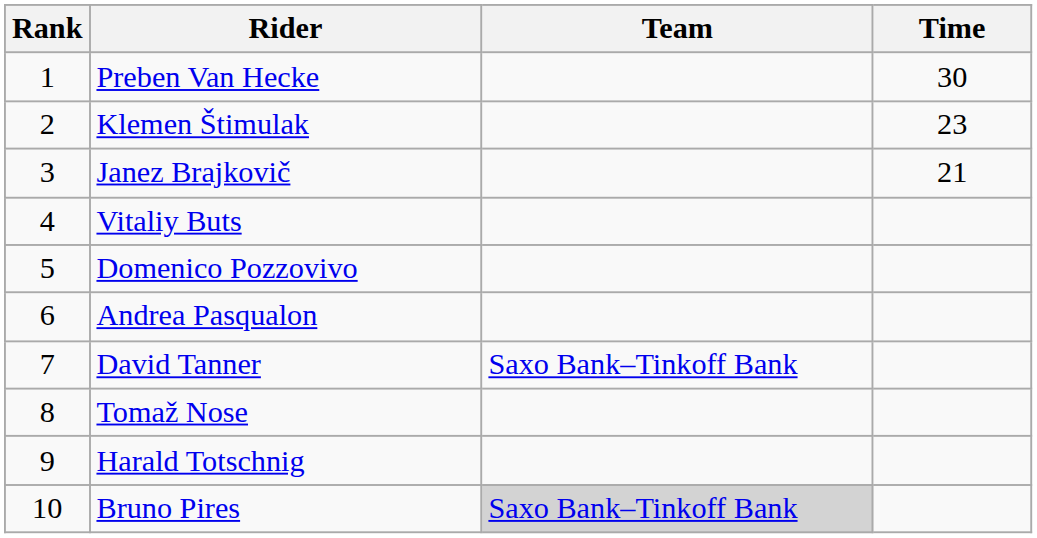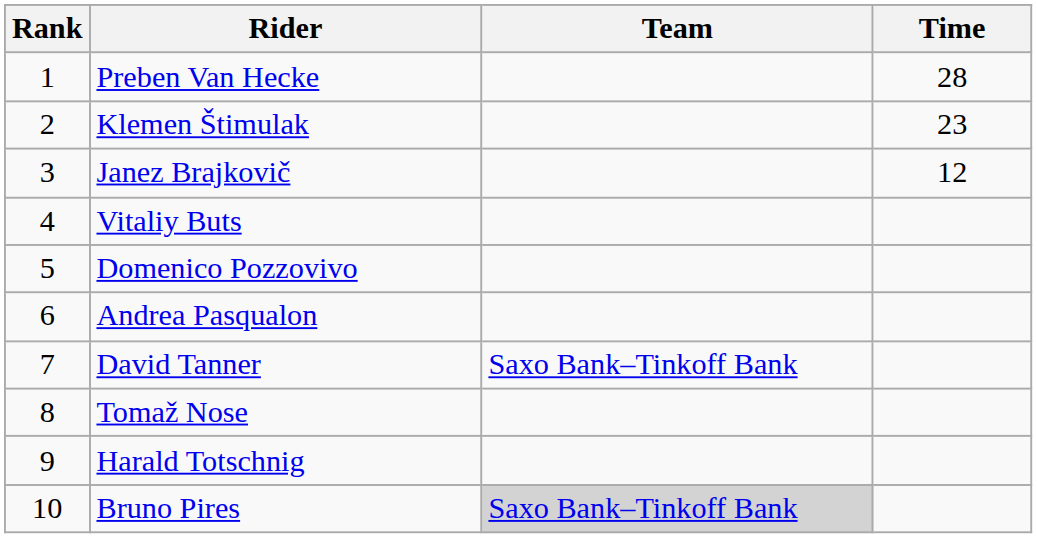(952, 76) 30 -> (952, 76) 28
(952, 172) 21 -> (952, 172) 12
